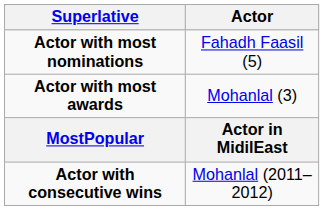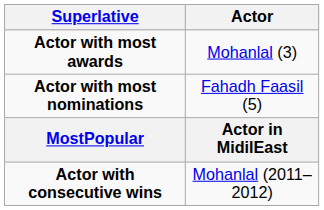rows swapped: (95, 95) <-> (95, 52)
